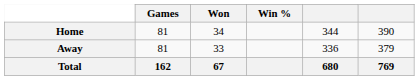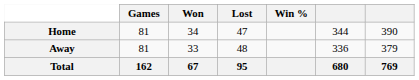+ column: (242, 13)
